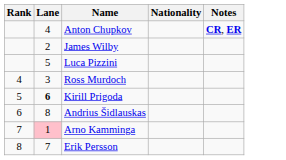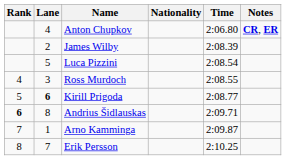+ column: (222, 12)
(19, 113) normal -> (19, 113) bold
(48, 130) pink background -> (48, 130) no background
